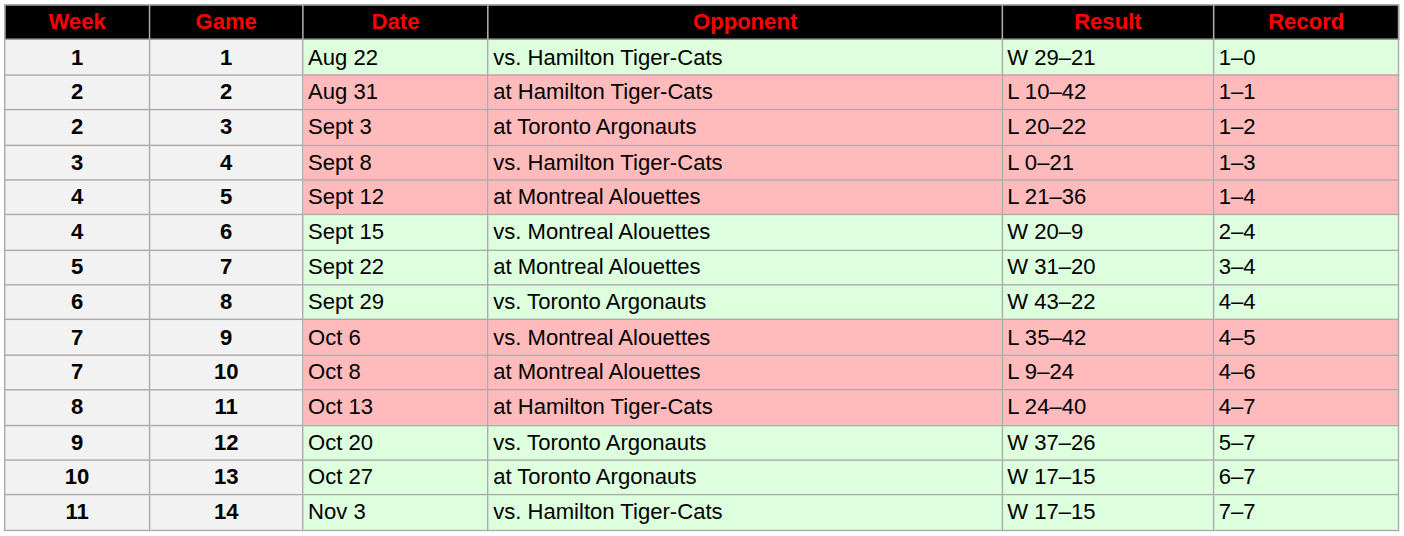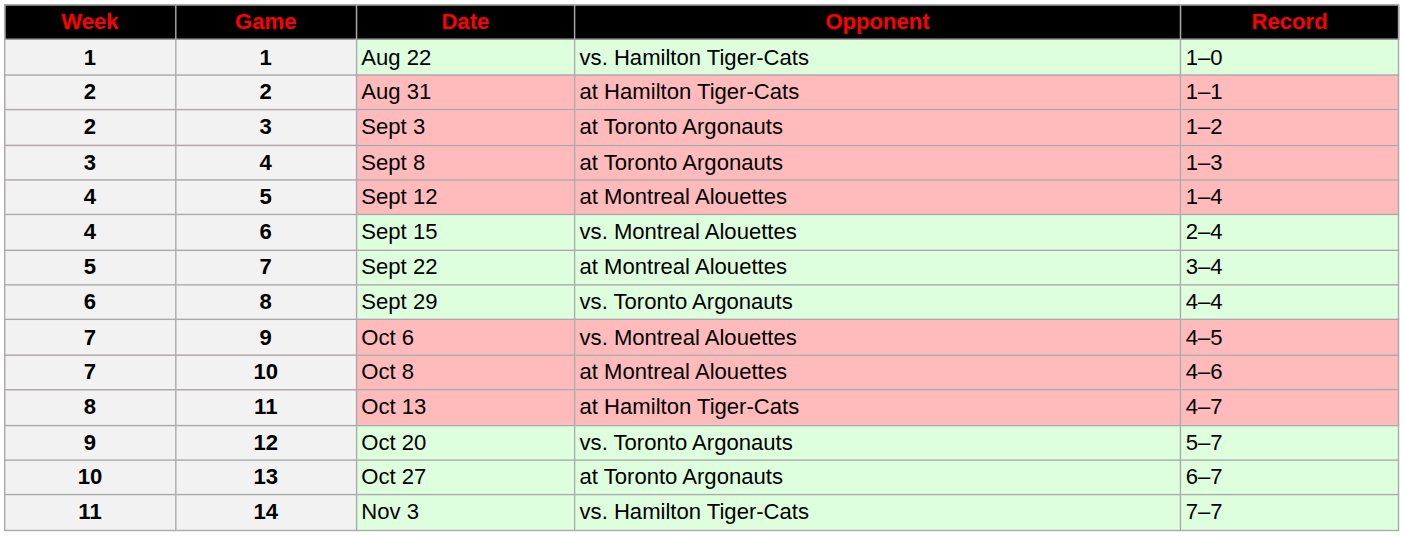- column: (1108, 22)
(608, 162) vs. Hamilton Tiger-Cats -> (681, 162) at Toronto Argonauts
